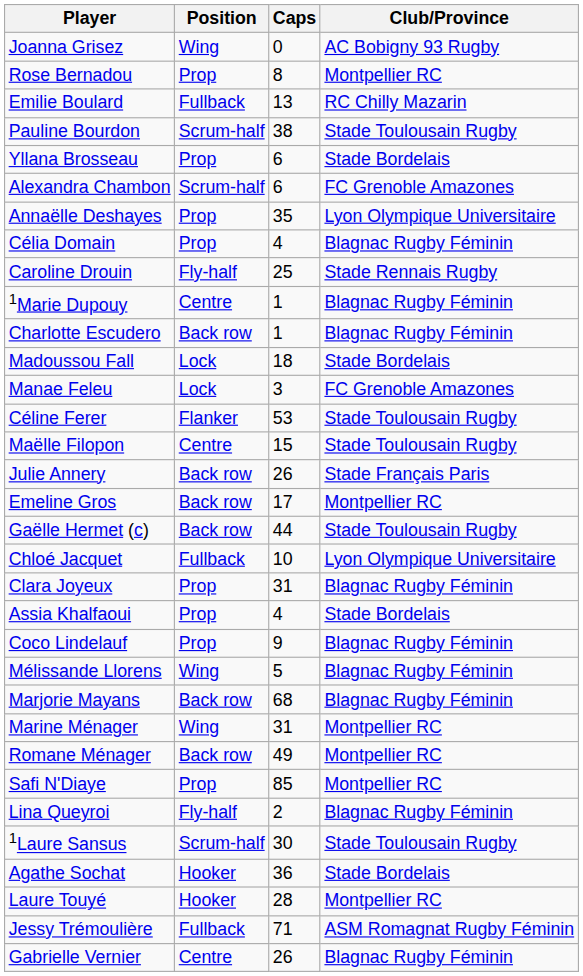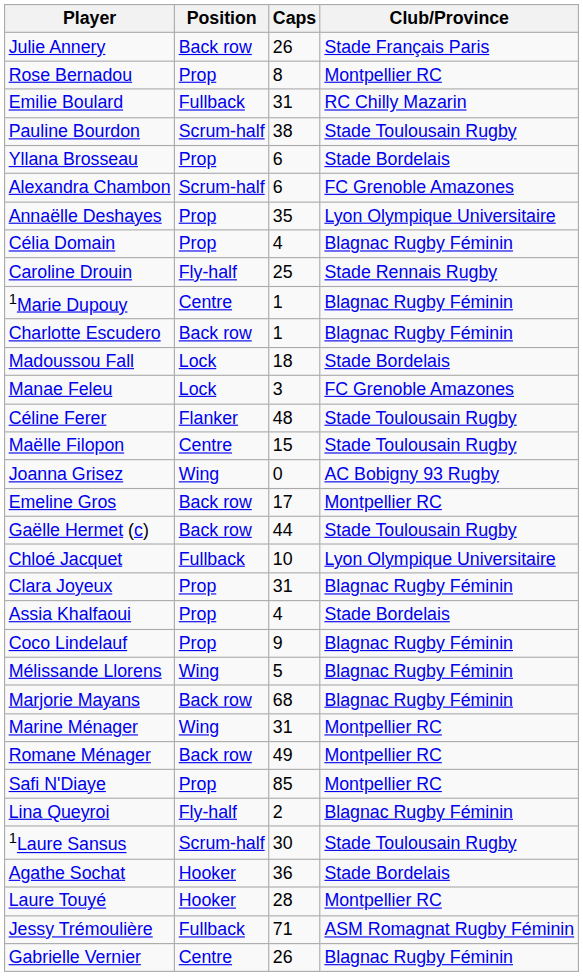rows swapped: (57, 474) <-> (66, 46)
(283, 103) 13 -> (283, 103) 31
(283, 417) 53 -> (283, 417) 48
